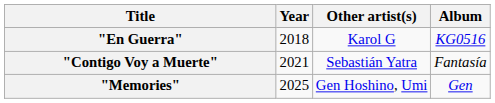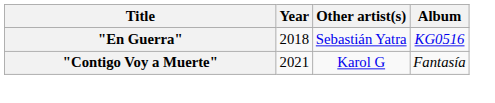(372, 39) Karol G -> (361, 39) Sebastián Yatra
(372, 62) Sebastián Yatra -> (361, 62) Karol G
- row: (140, 86)
